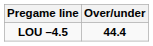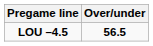(115, 31) 44.4 -> (115, 31) 56.5
